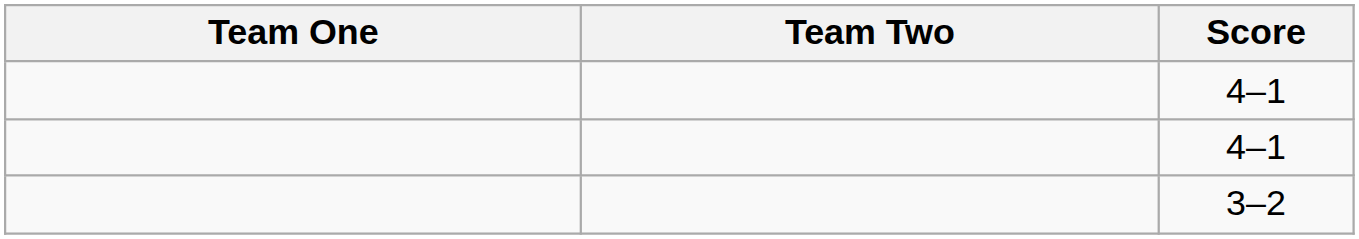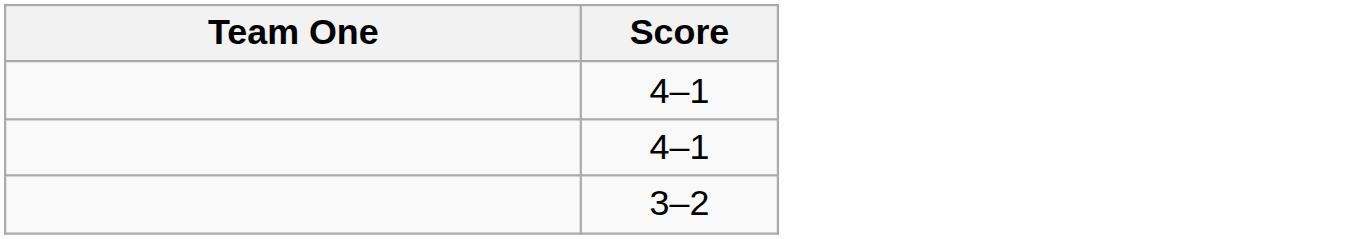- column: (870, 32)
